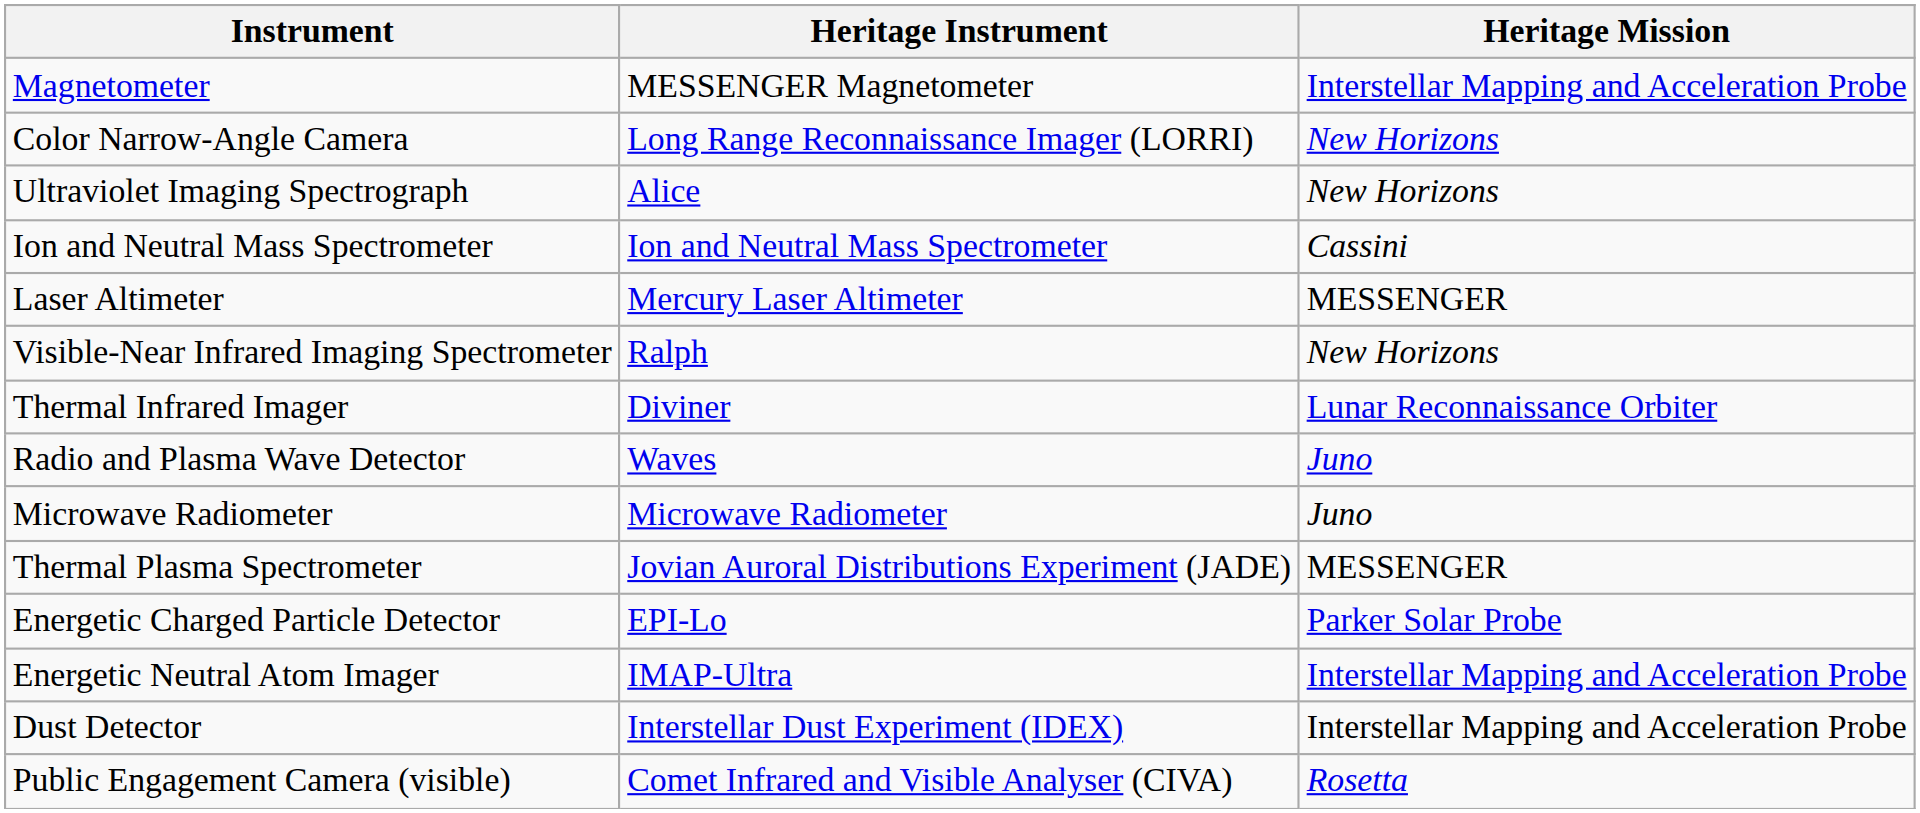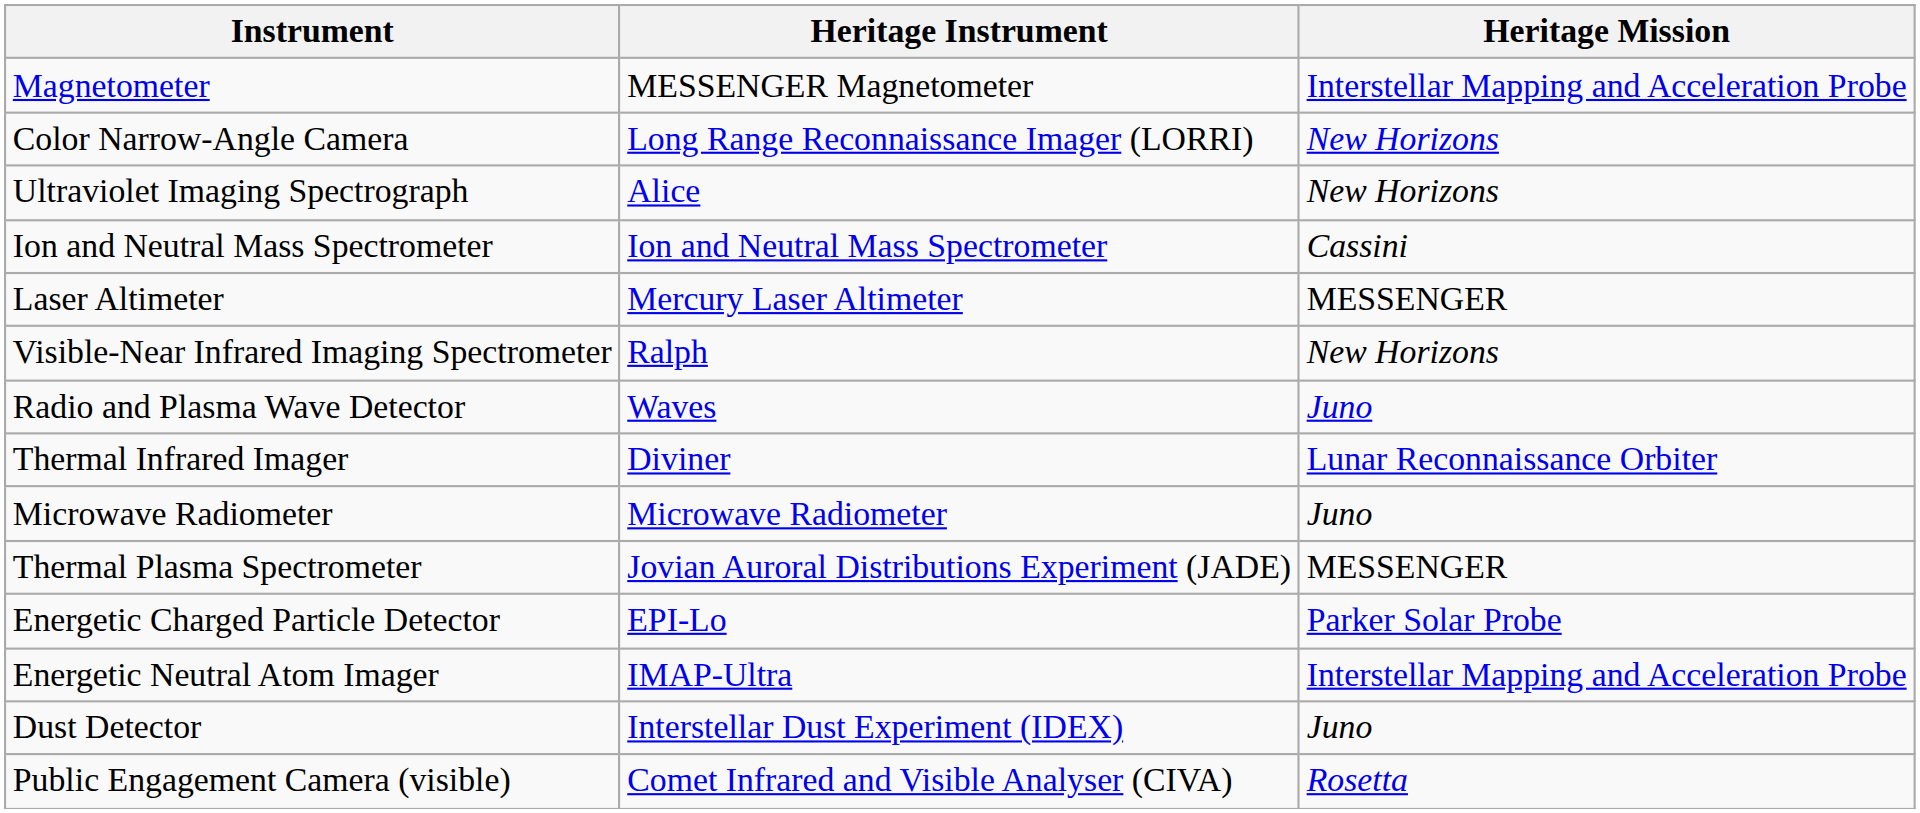rows swapped: (239, 459) <-> (181, 406)
(1607, 727) Interstellar Mapping and Acceleration Probe -> (1339, 727) Juno
